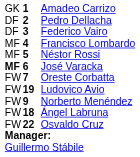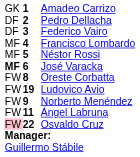(26, 78) 7 -> (26, 78) 8
(29, 112) 18 -> (28, 112) 11
(13, 124) no background -> (13, 124) pink background
